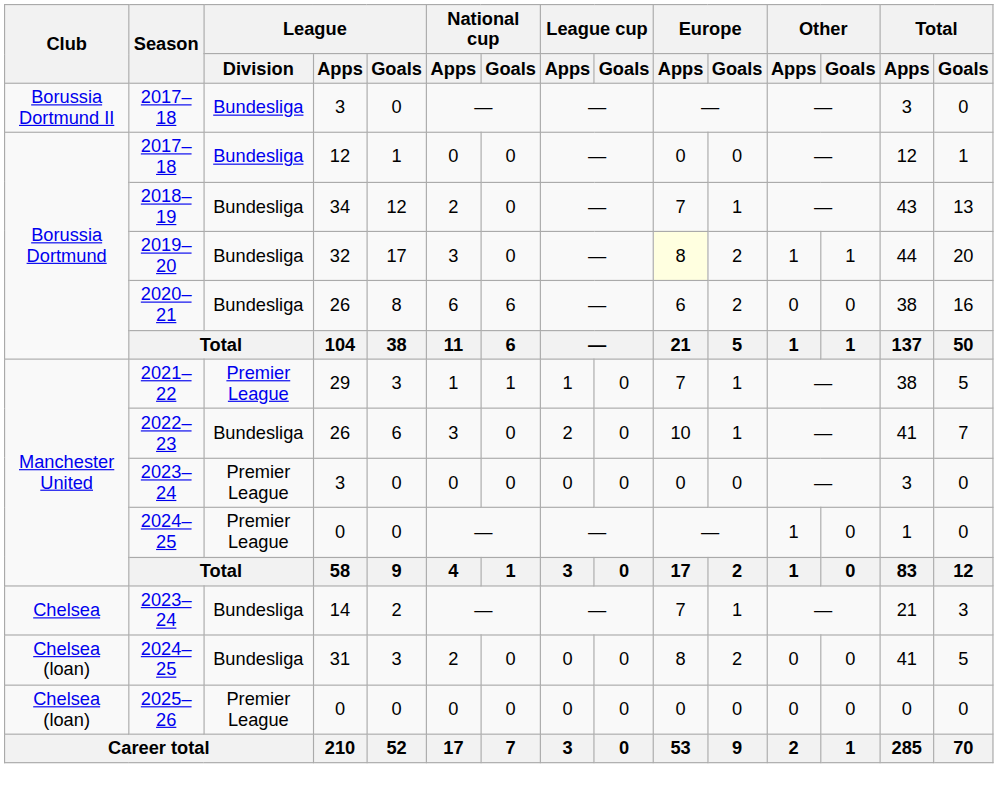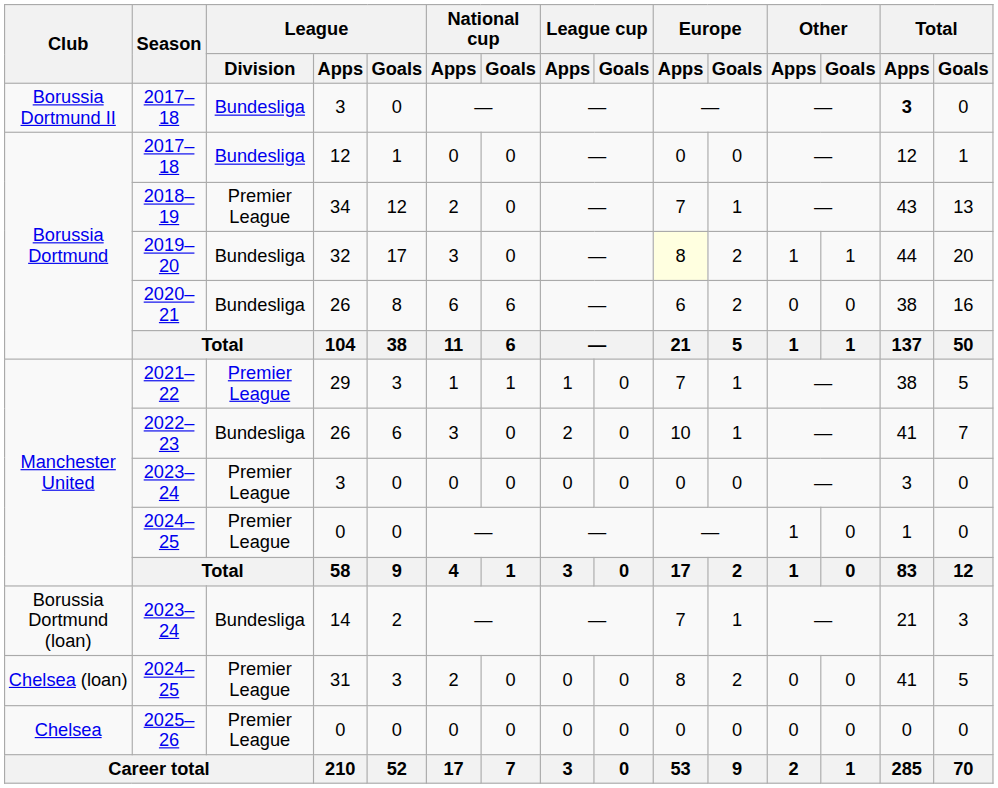(907, 107) normal -> (907, 107) bold
(258, 206) Bundesliga -> (260, 206) Premier League
(67, 610) Chelsea -> (68, 620) Borussia Dortmund (loan)
(258, 659) Bundesliga -> (260, 680) Premier League
(67, 709) Chelsea (loan) -> (68, 729) Chelsea
